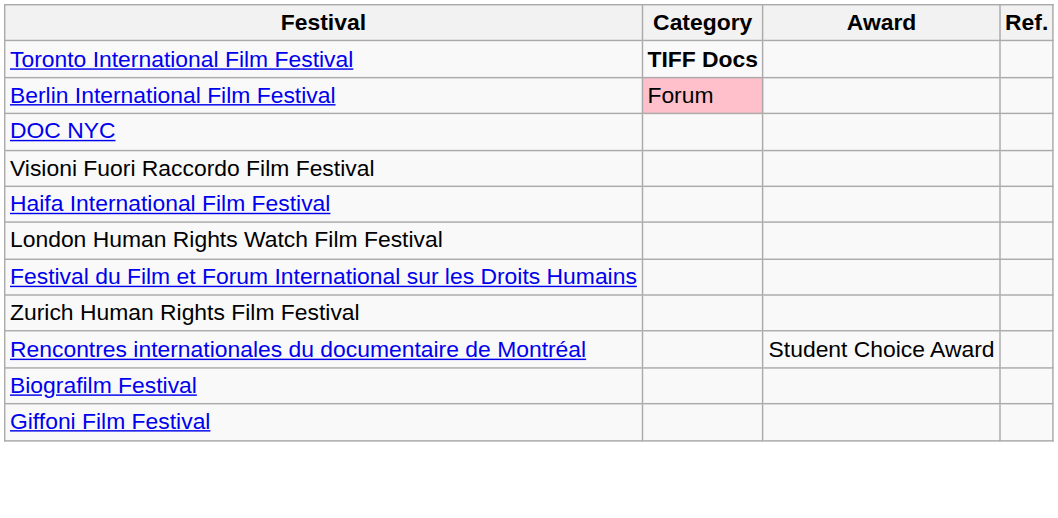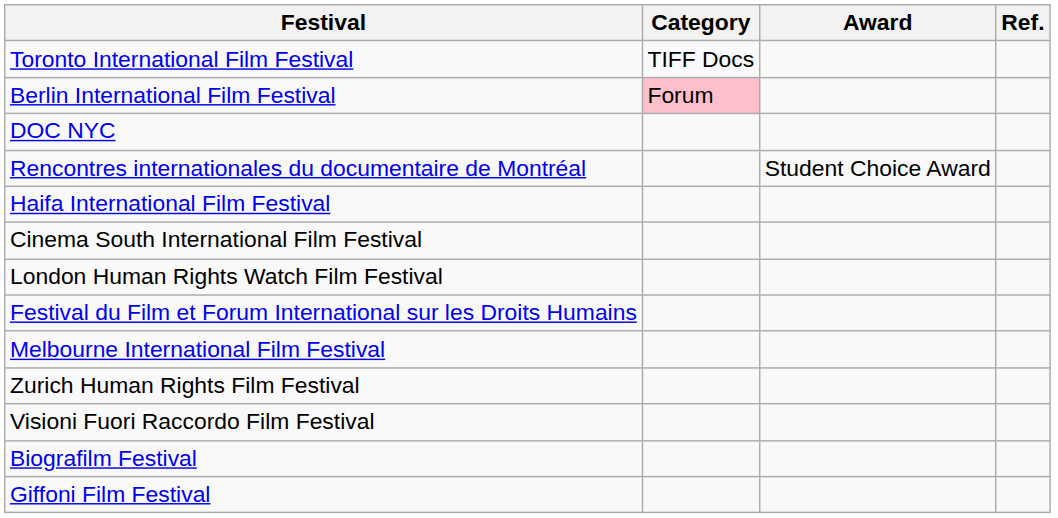(703, 58) bold -> (701, 58) normal
rows swapped: (298, 349) <-> (192, 167)
+ row: (216, 240)
+ row: (198, 349)
